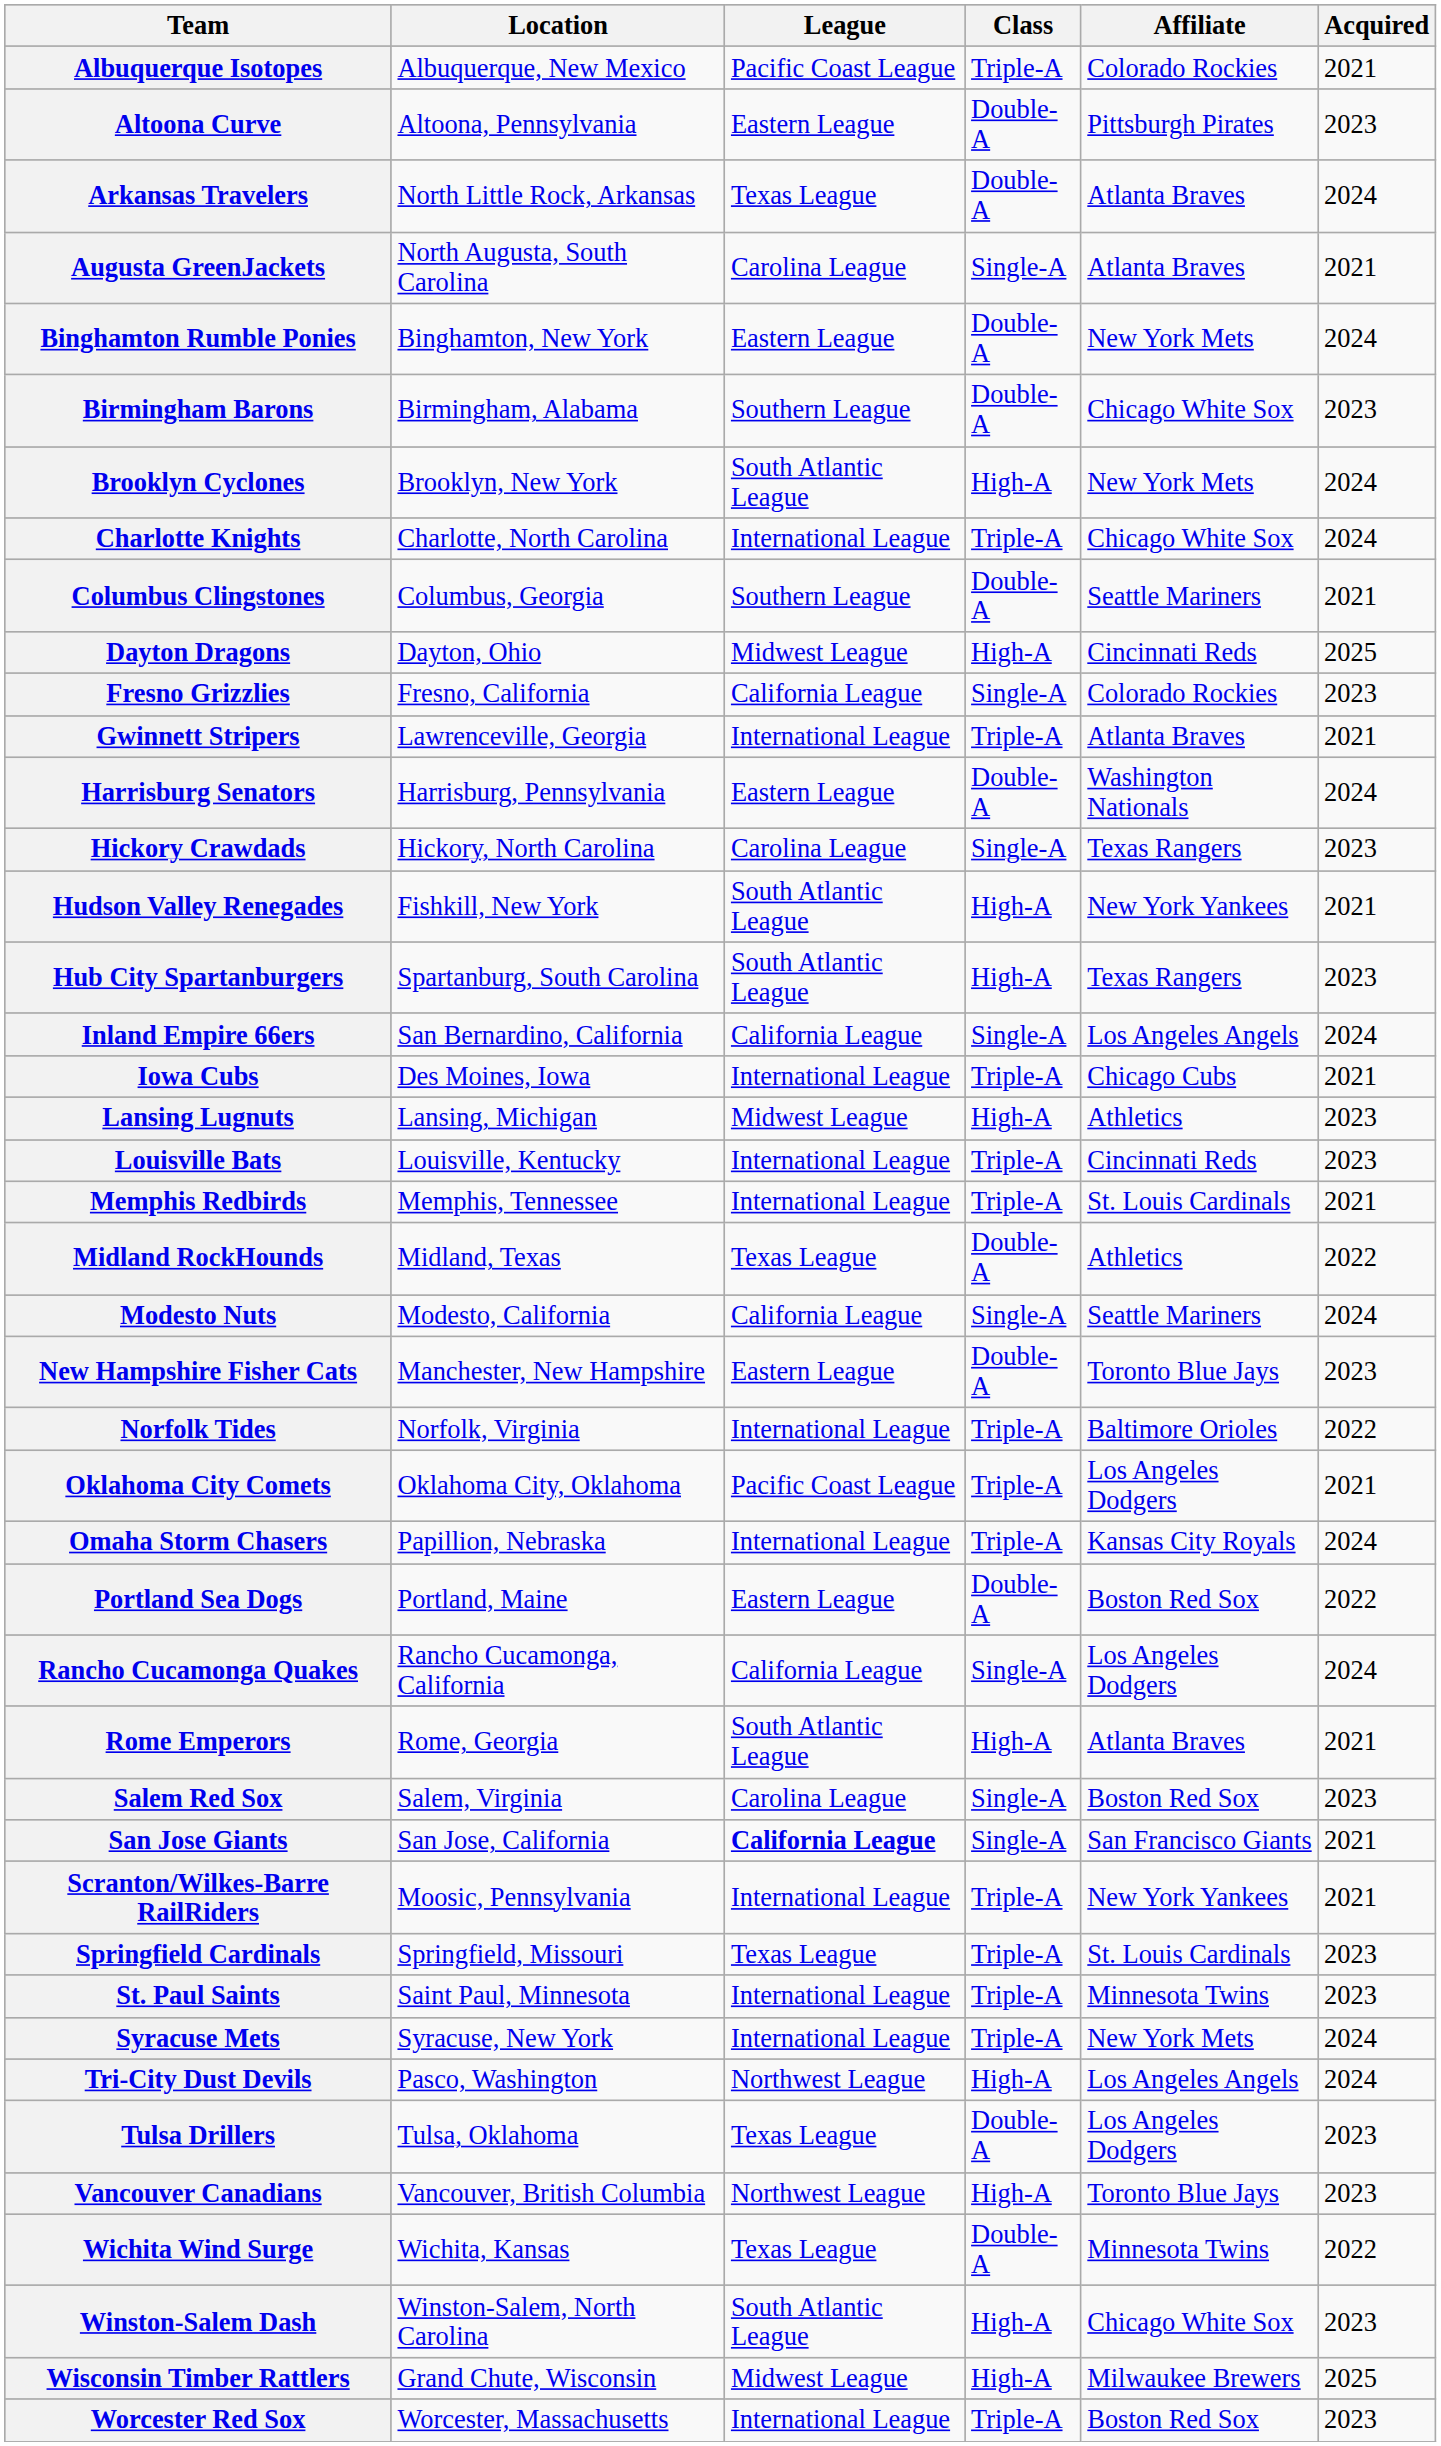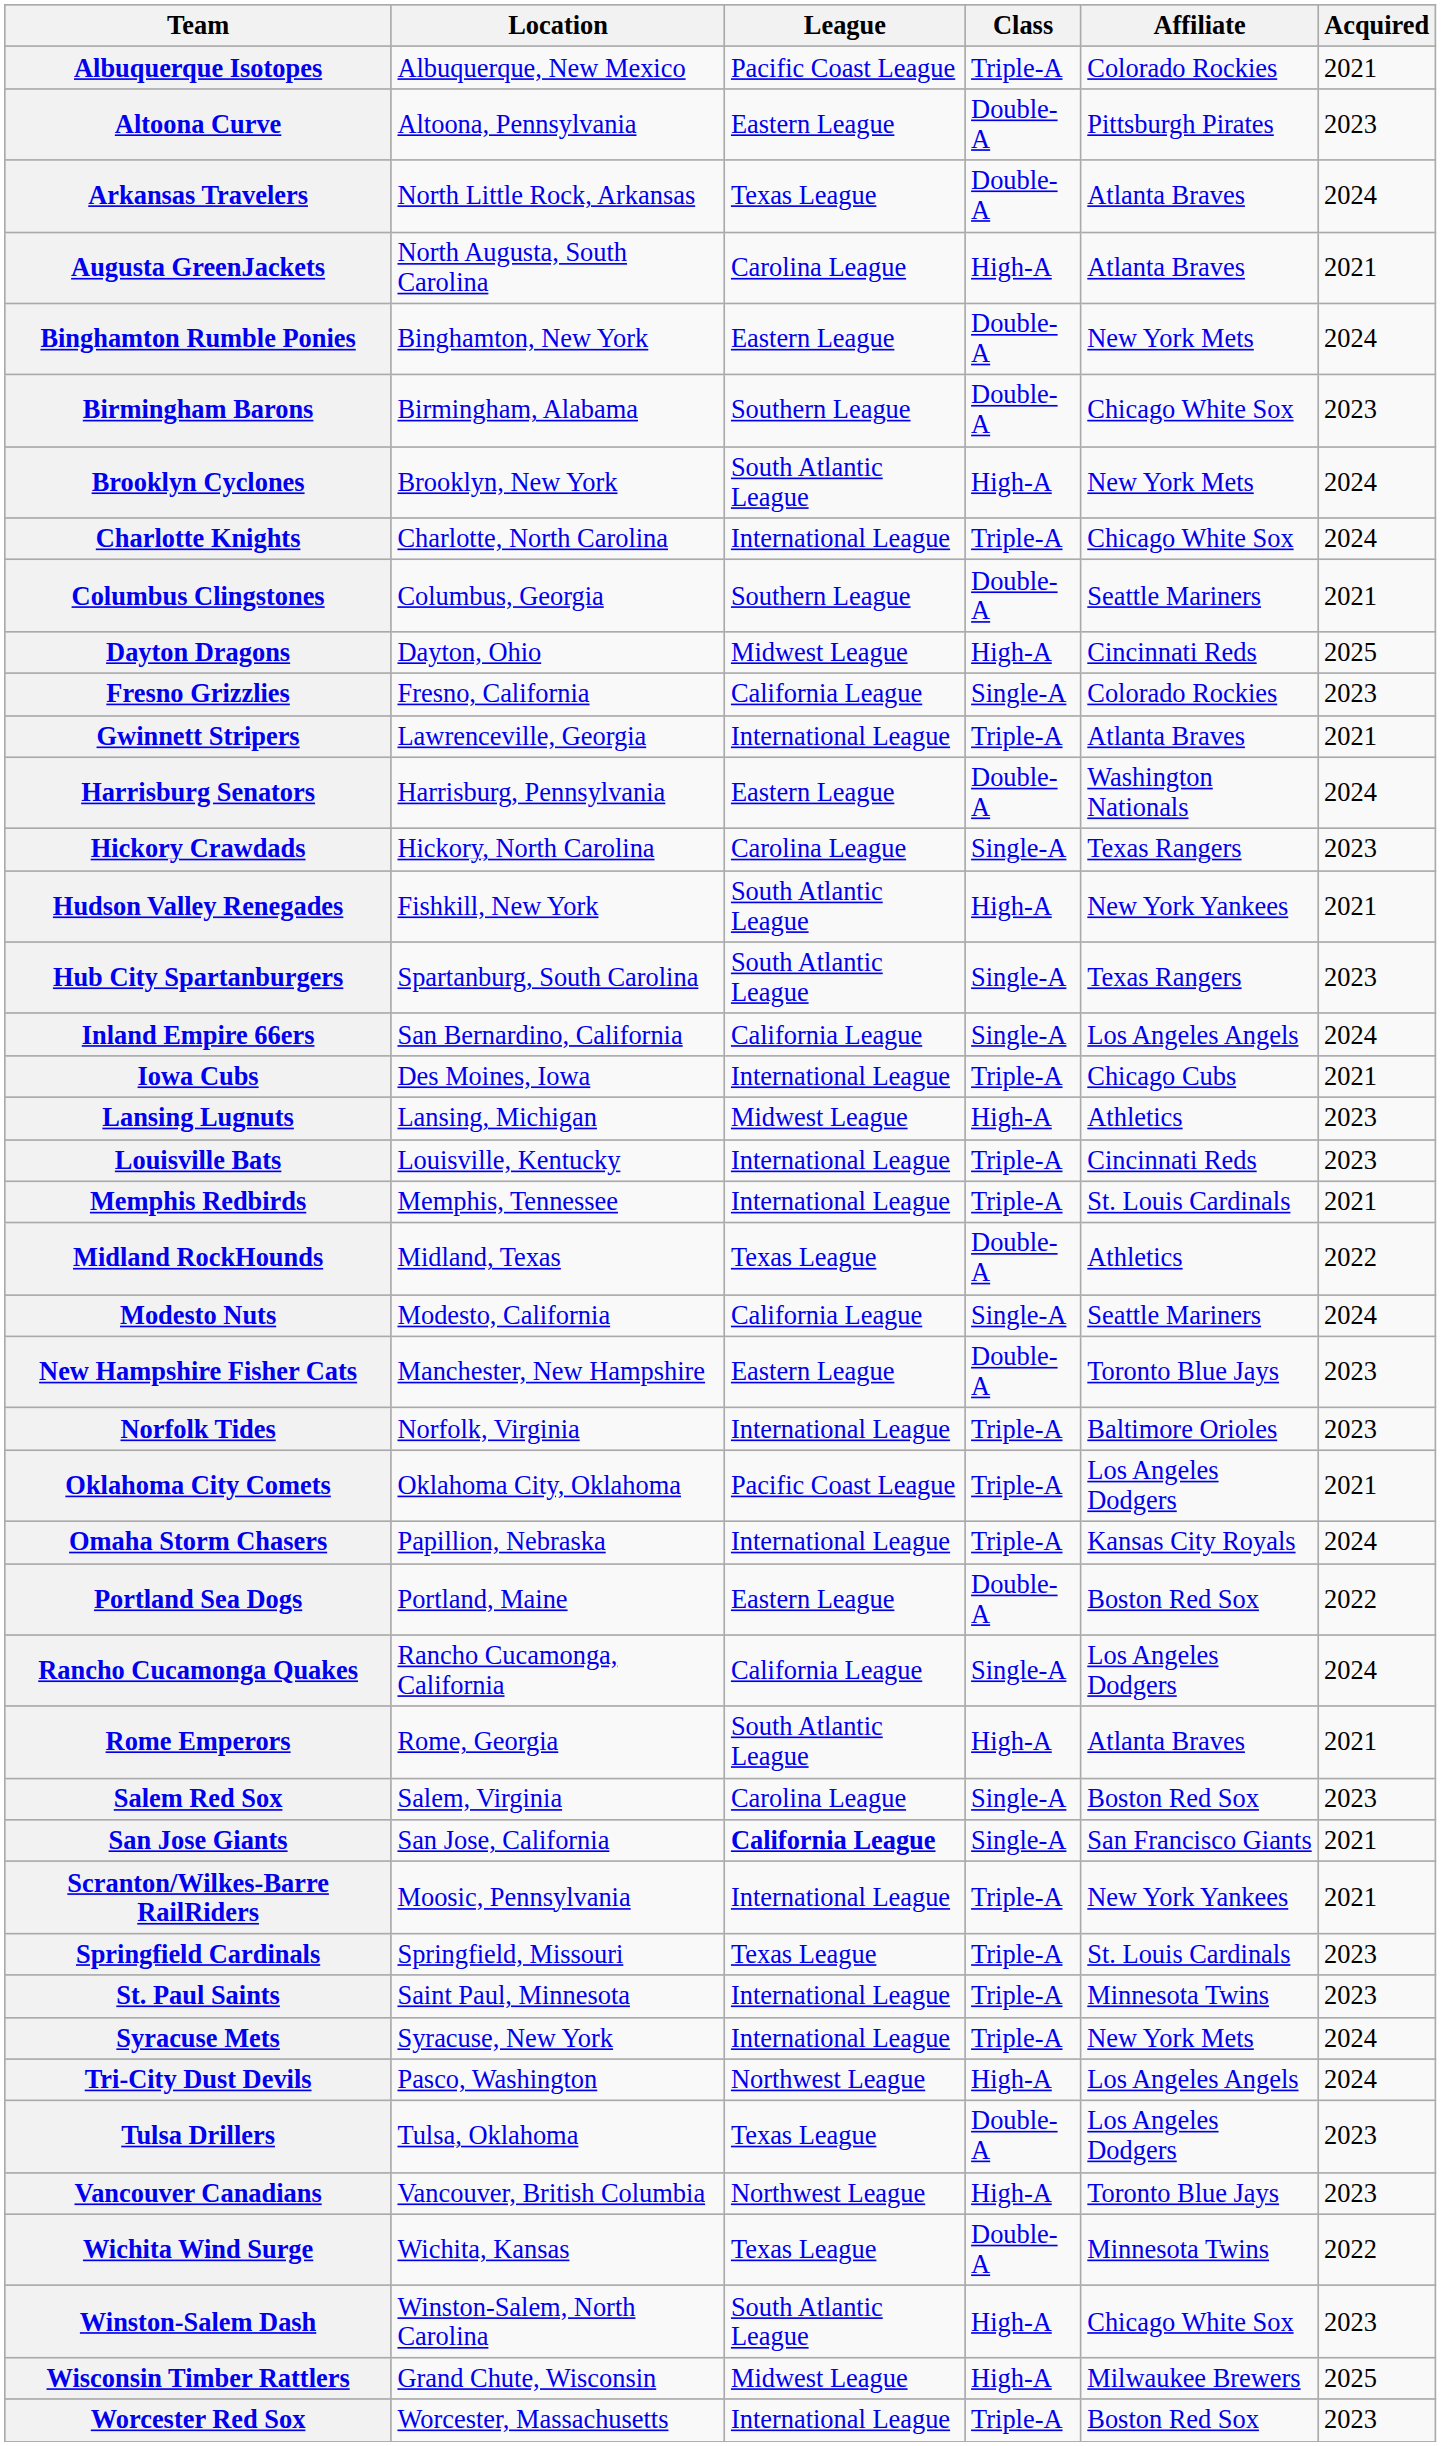(1019, 267) Single-A -> (1011, 267) High-A
(1011, 977) High-A -> (1019, 977) Single-A
(1351, 1428) 2022 -> (1351, 1428) 2023
